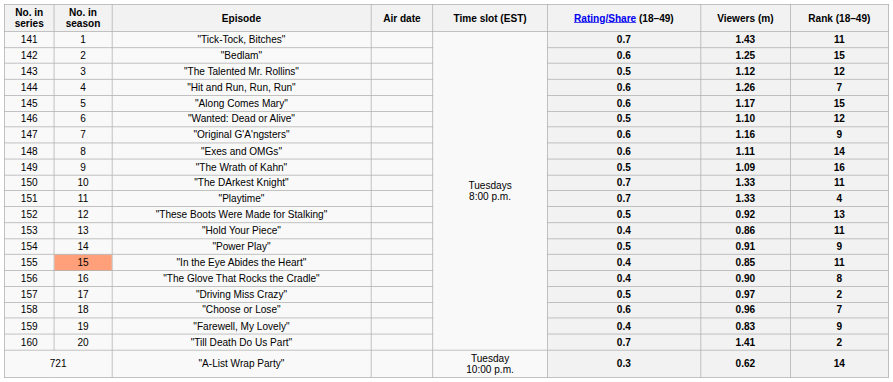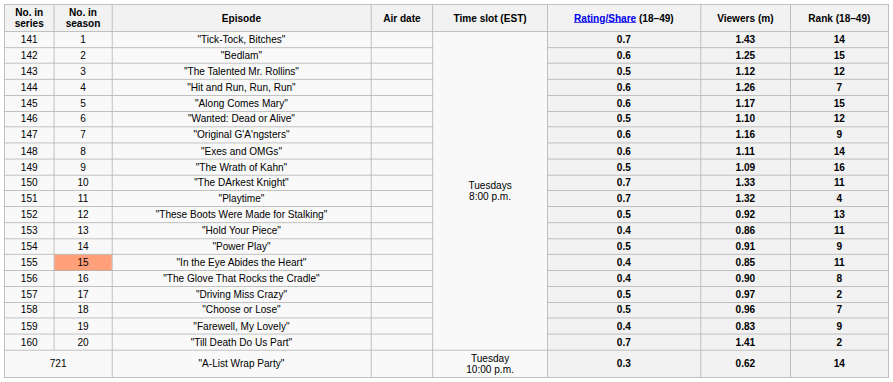(839, 40) 11 -> (839, 40) 14
(745, 199) 1.33 -> (745, 199) 1.32
(624, 311) 0.6 -> (624, 311) 0.5
